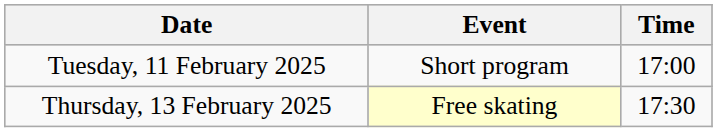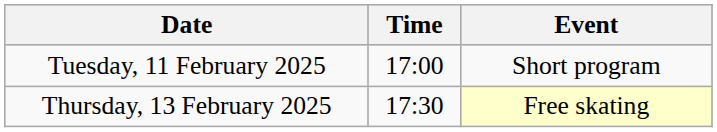columns swapped: (666, 24) <-> (494, 24)
